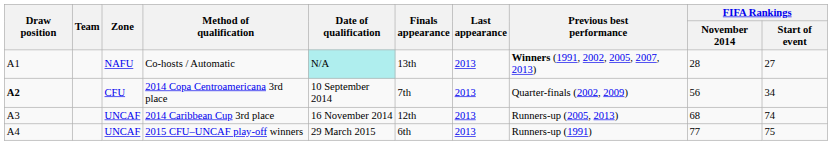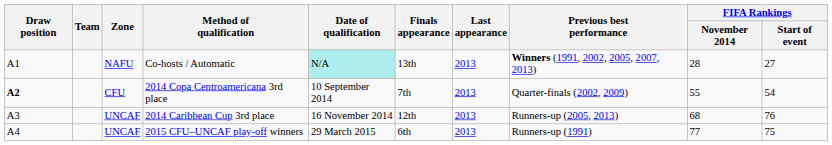(695, 92) 56 -> (695, 92) 55
(770, 92) 34 -> (770, 92) 54
(770, 115) 74 -> (770, 115) 76
